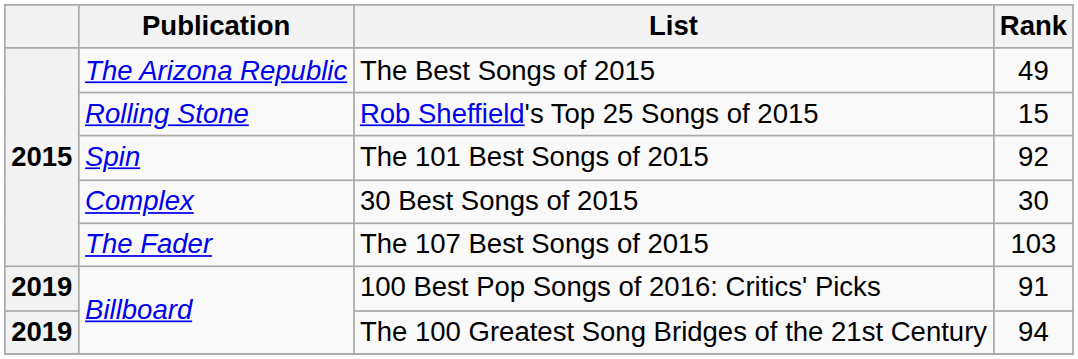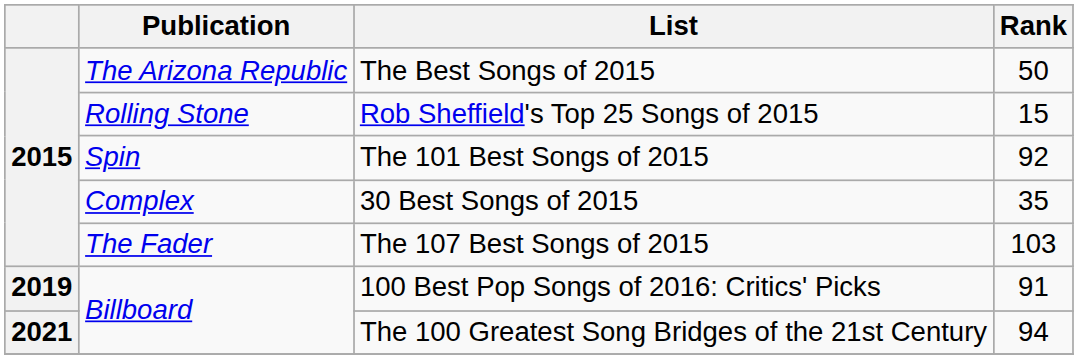(1033, 69) 49 -> (1033, 69) 50
(1033, 200) 30 -> (1033, 200) 35
(42, 331) 2019 -> (42, 331) 2021
